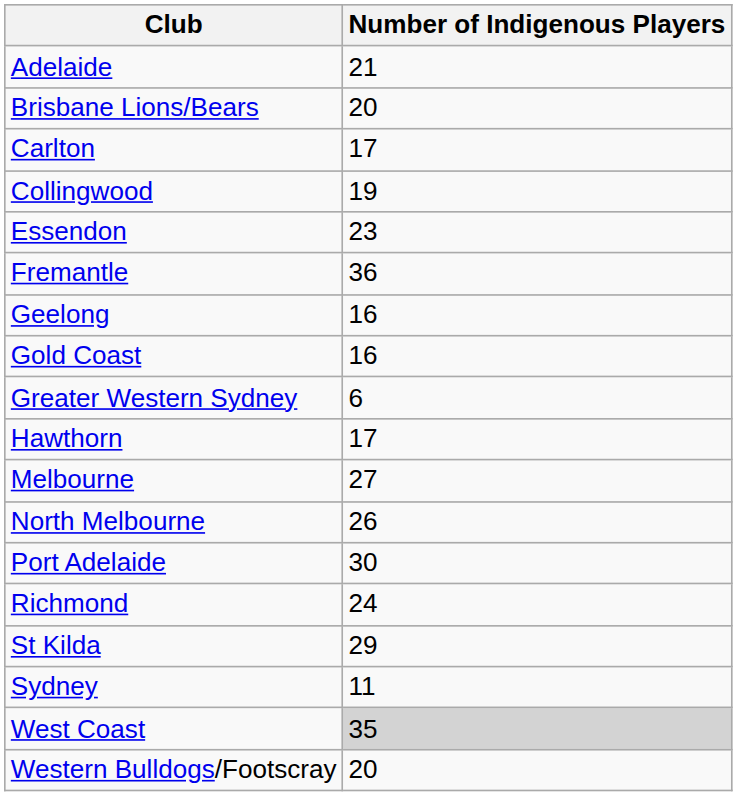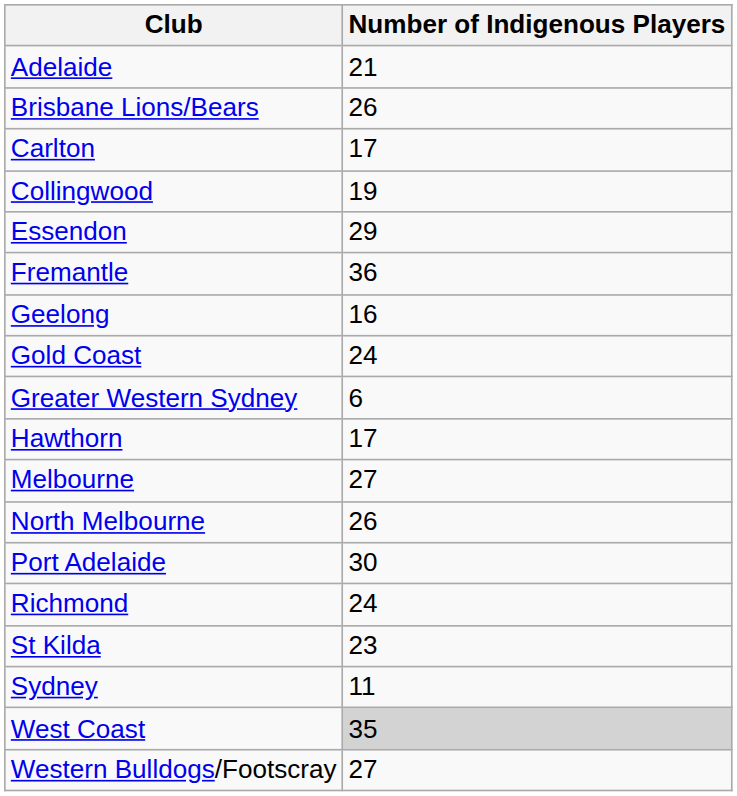(363, 107) 20 -> (363, 107) 26
(363, 231) 23 -> (363, 231) 29
(363, 356) 16 -> (363, 356) 24
(363, 645) 29 -> (363, 645) 23
(363, 769) 20 -> (363, 769) 27
